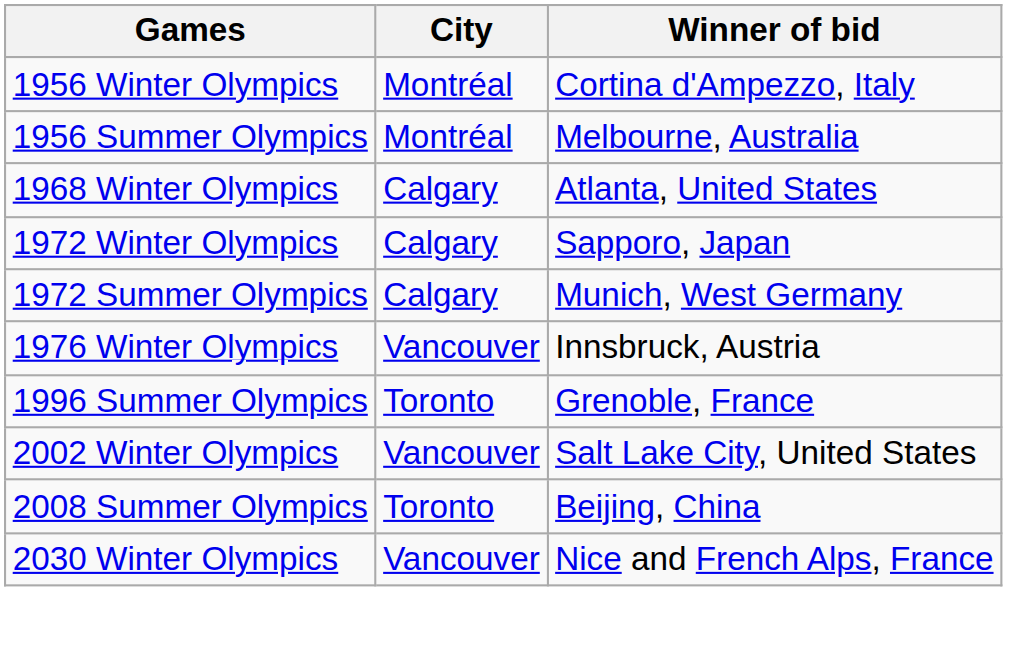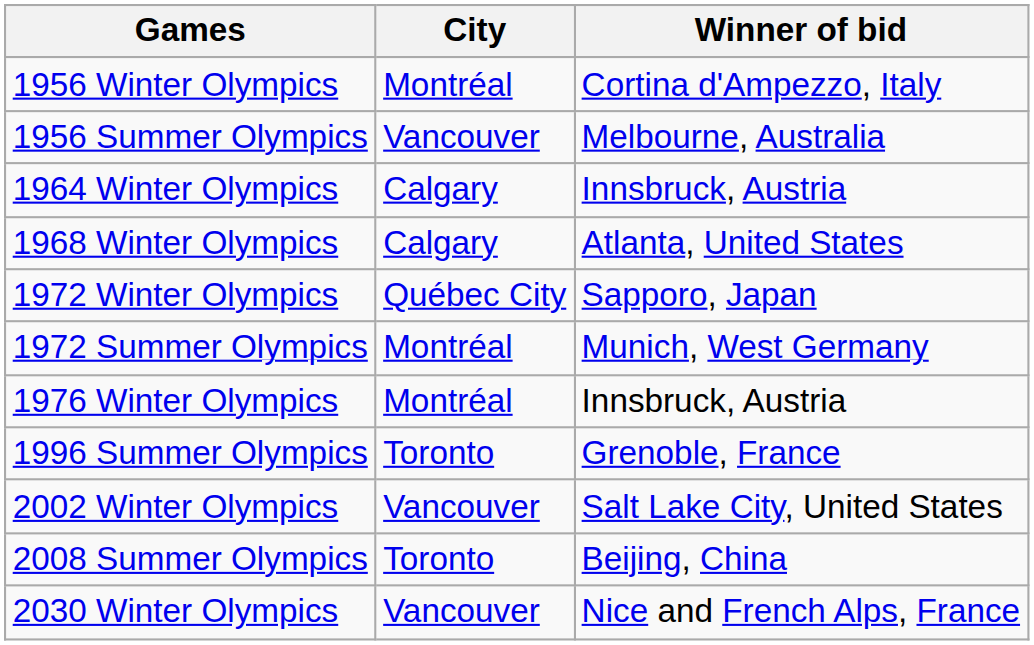(448, 136) Montréal -> (461, 136) Vancouver
+ row: (175, 189)
(440, 242) Calgary -> (475, 294) Québec City
(440, 294) Calgary -> (448, 347) Montréal
(461, 347) Vancouver -> (448, 400) Montréal
